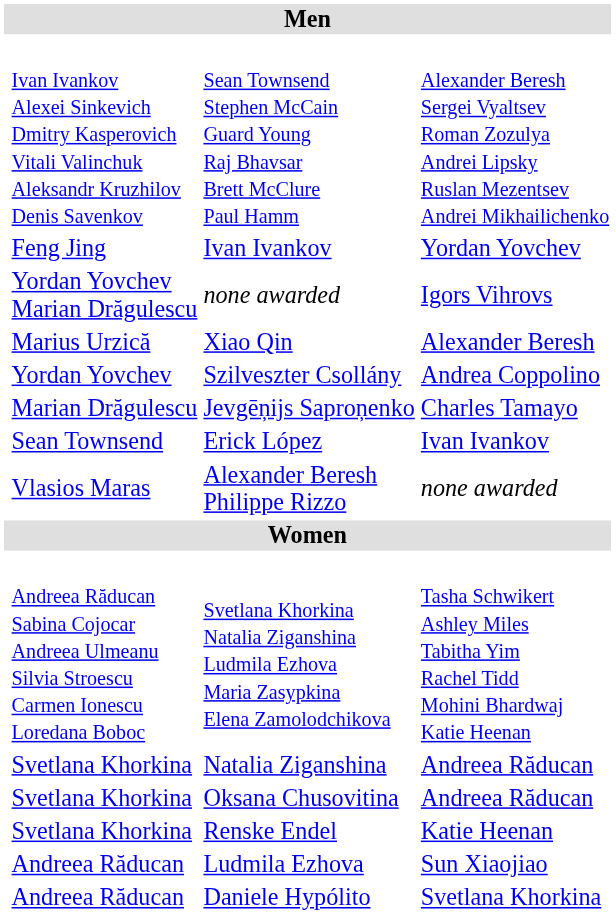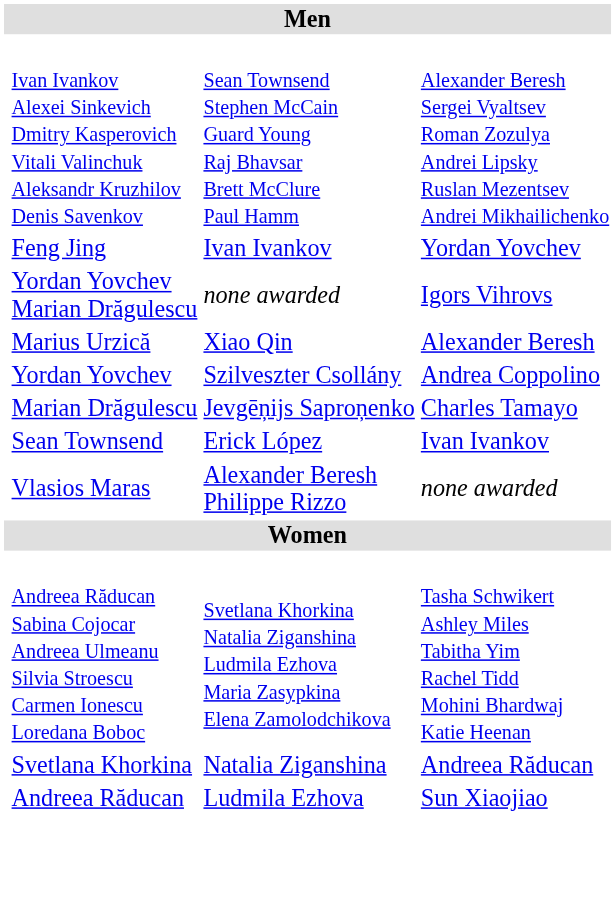- row: (301, 798)
- row: (270, 831)
- row: (287, 897)
